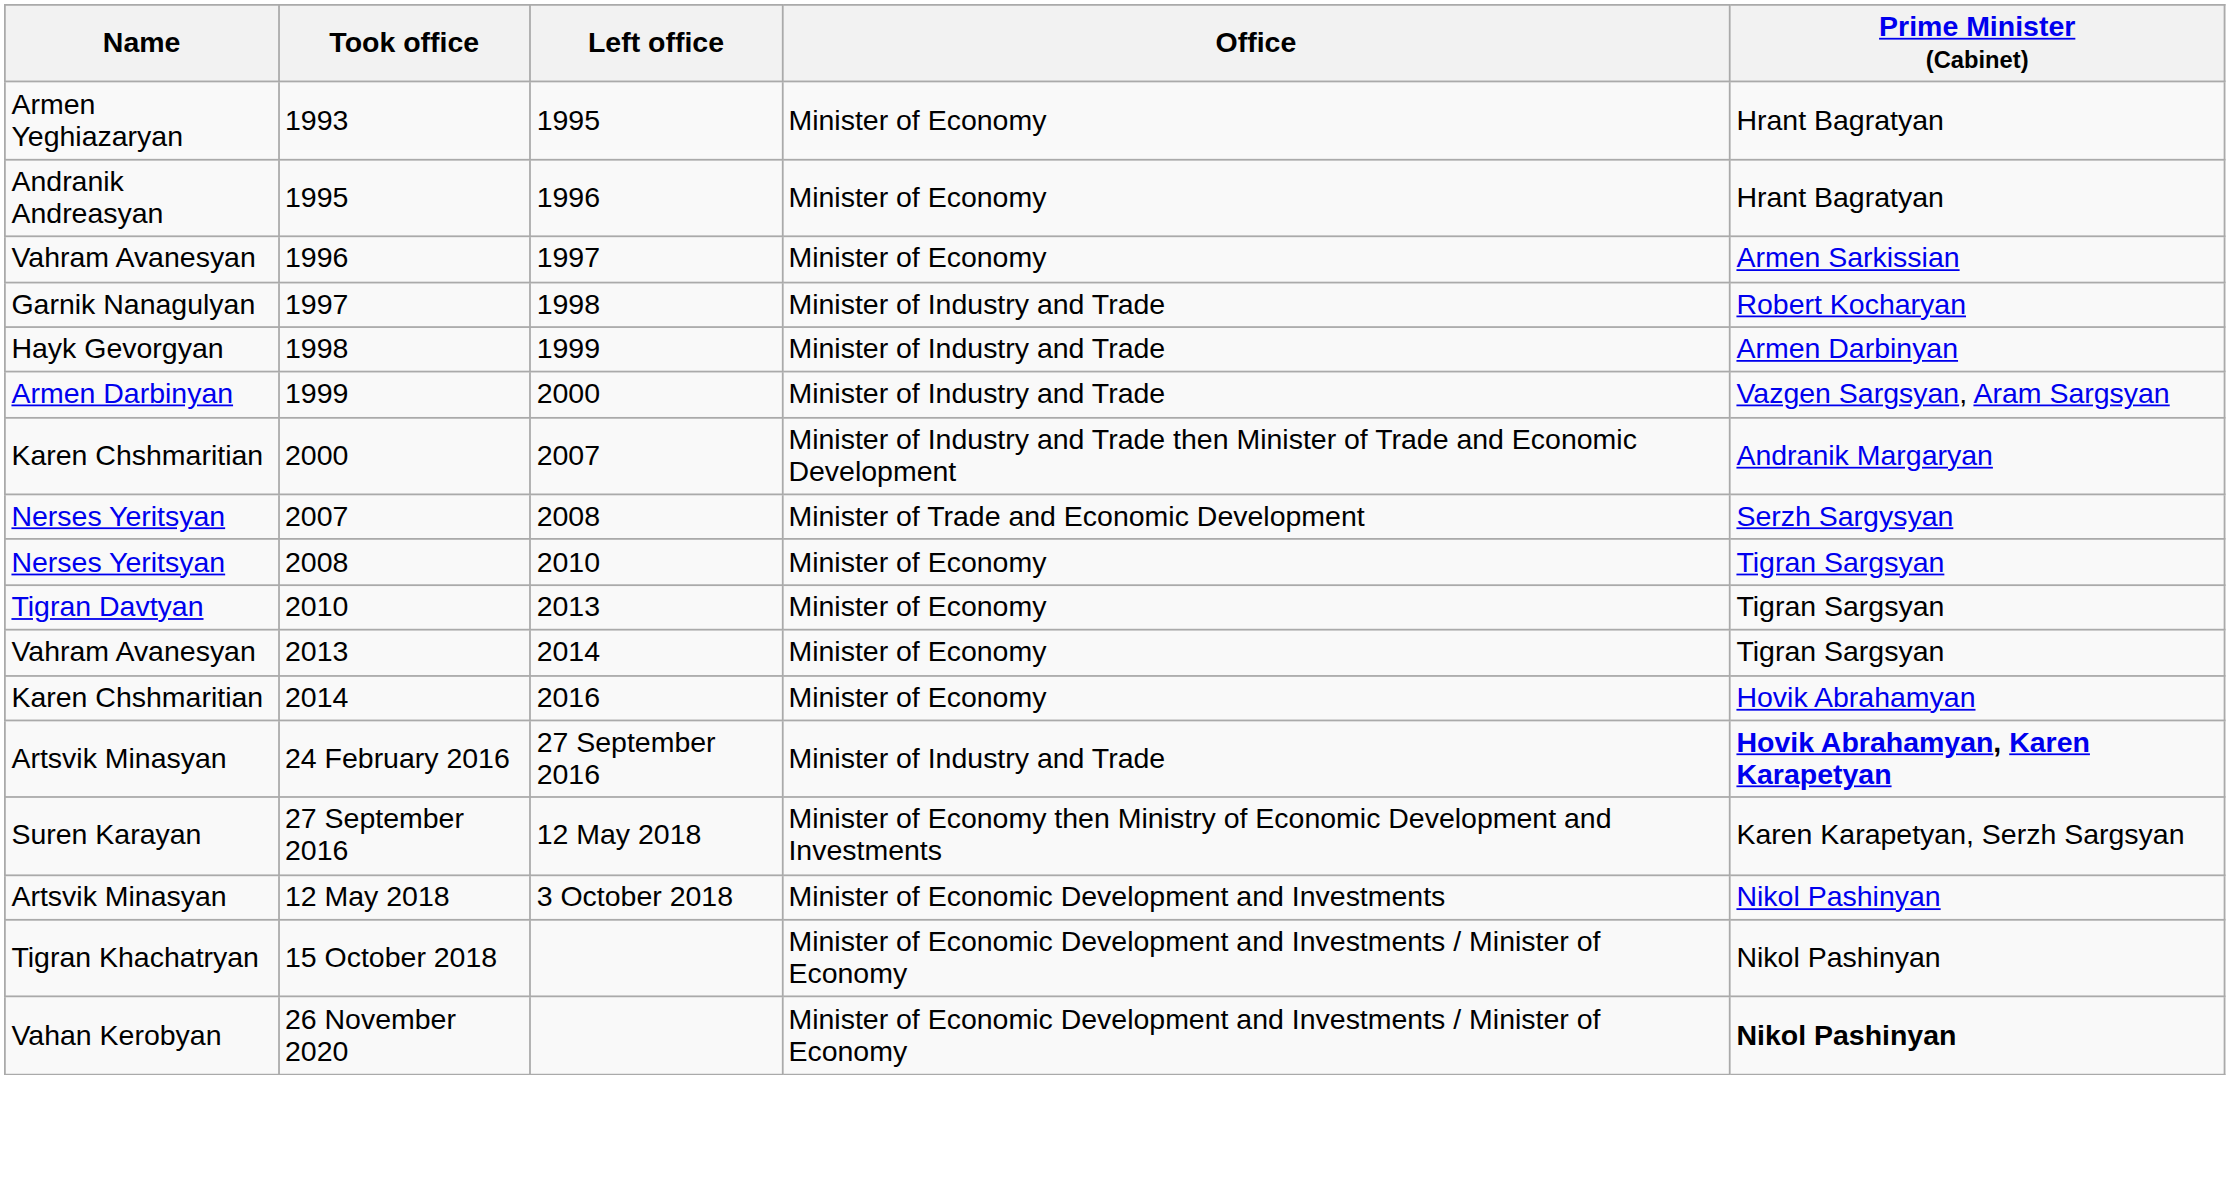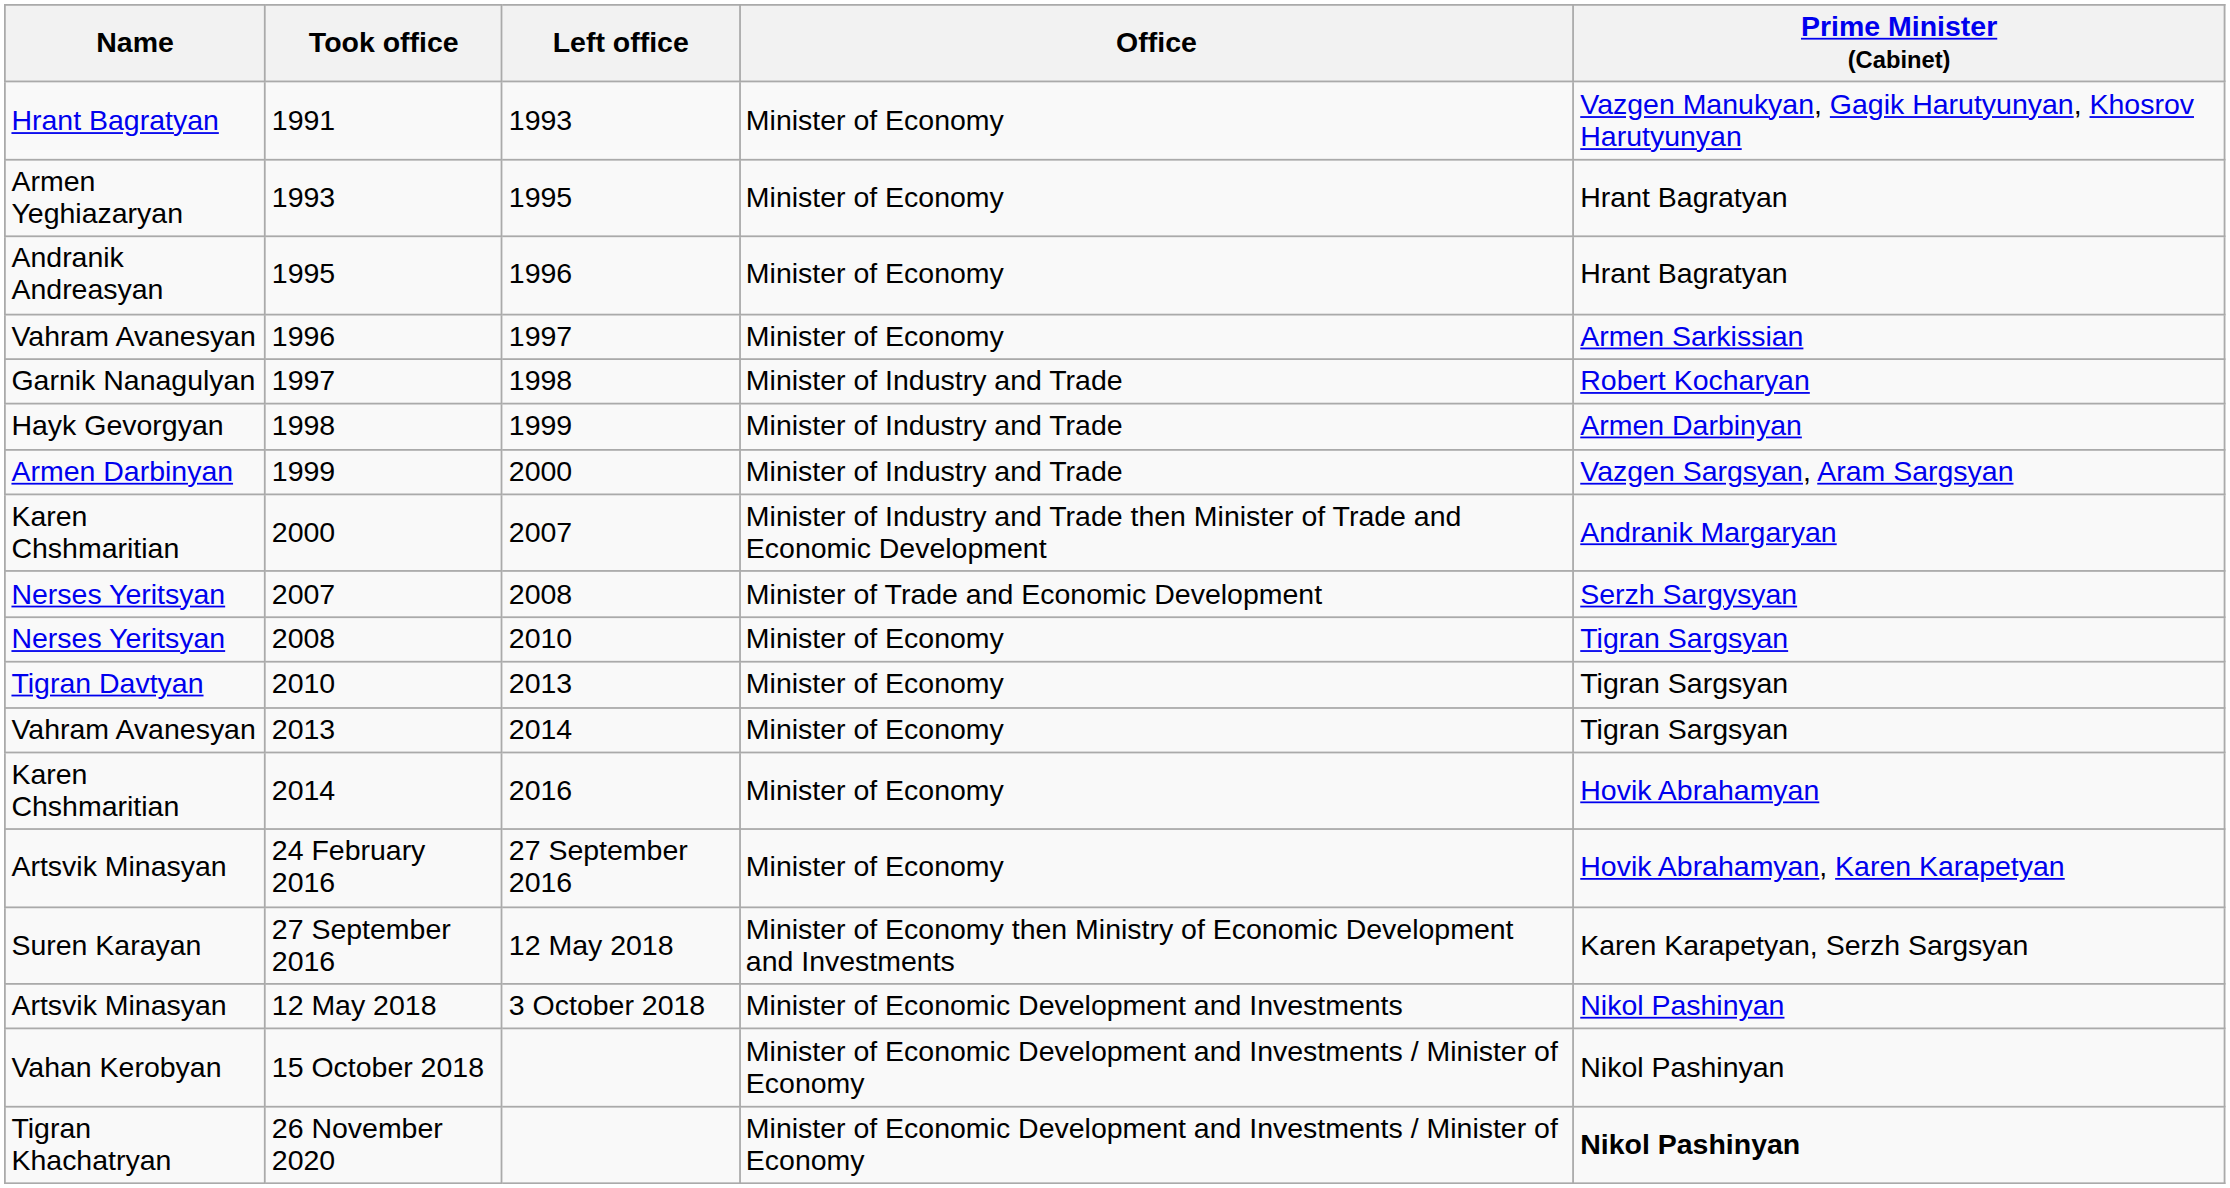+ row: (303, 120)
(977, 758) Minister of Industry and Trade -> (875, 867) Minister of Economy
(1913, 758) bold -> (1822, 867) normal
(135, 958) Tigran Khachatryan -> (116, 1067) Vahan Kerobyan
(116, 1035) Vahan Kerobyan -> (91, 1144) Tigran Khachatryan
